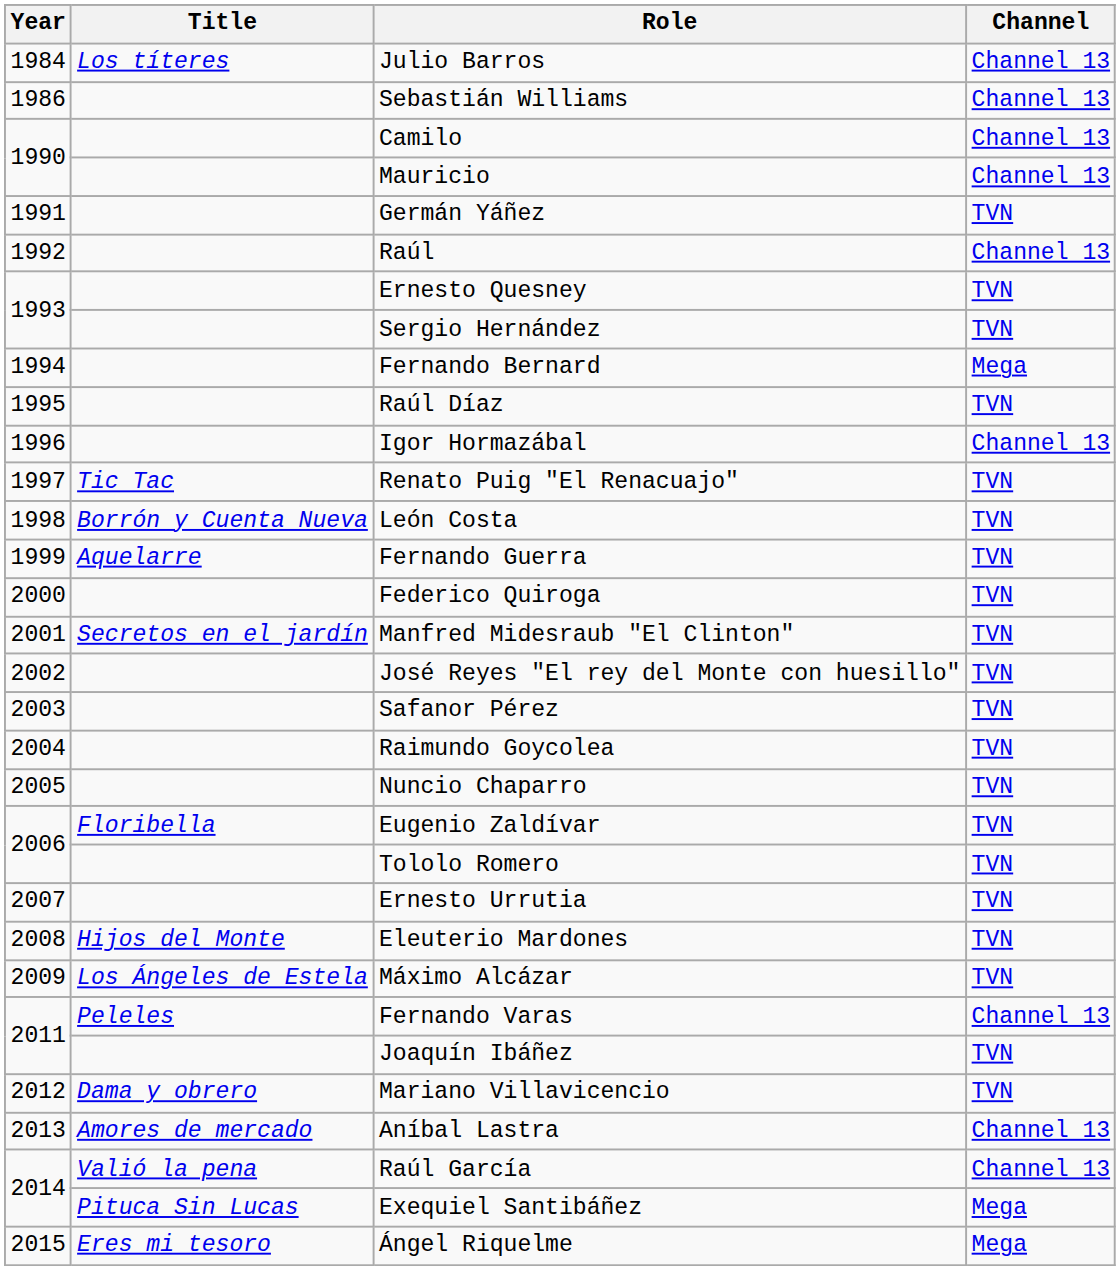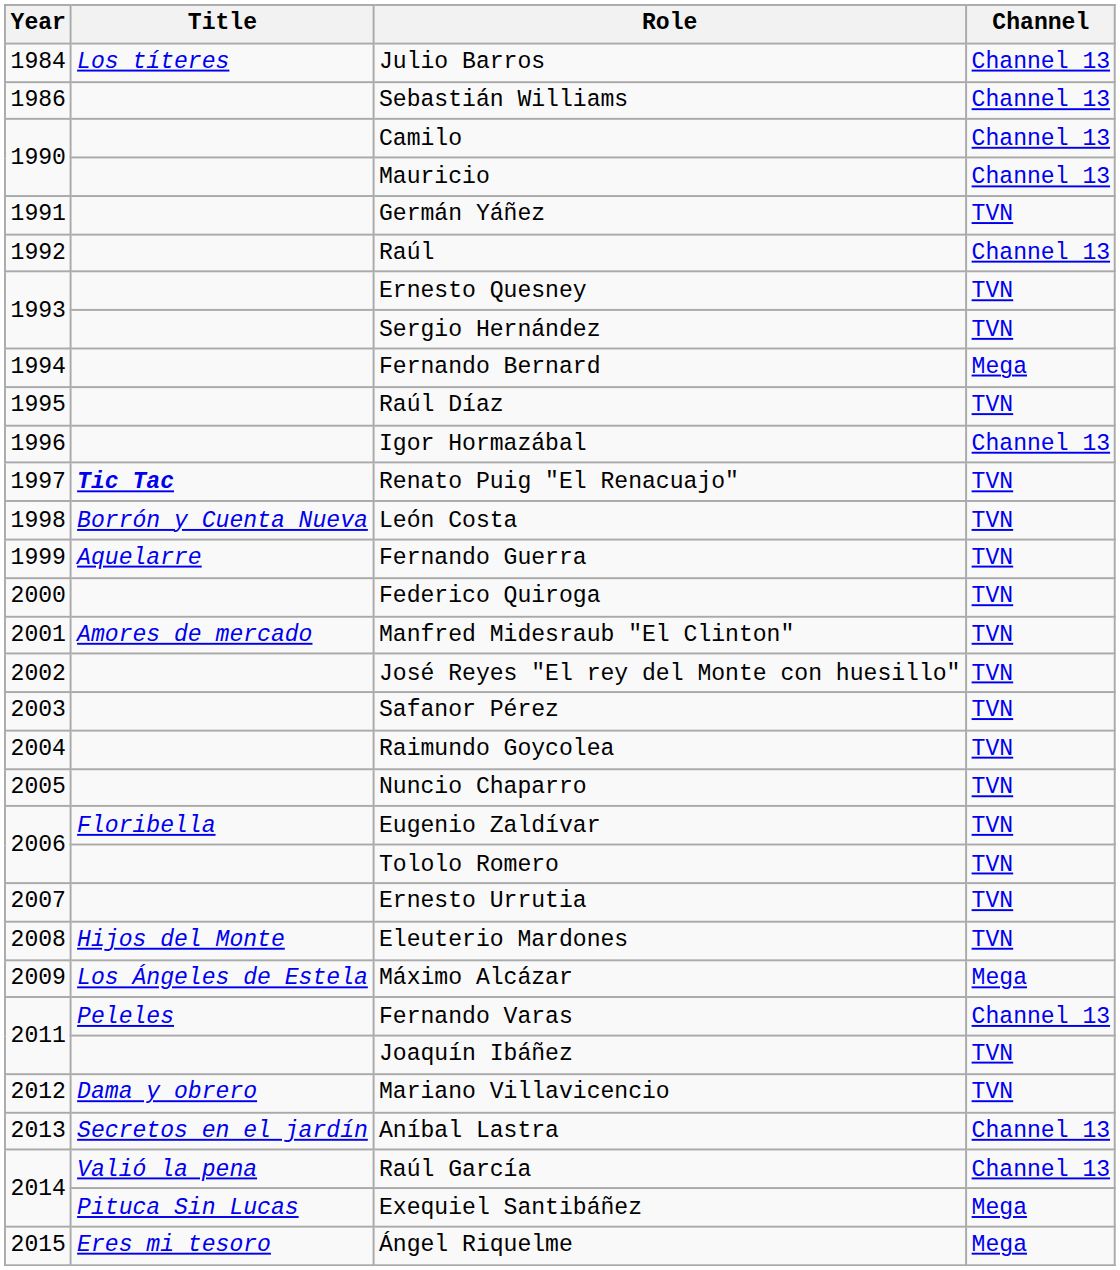(126, 482) normal -> (126, 482) bold
(222, 635) Secretos en el jardín -> (195, 635) Amores de mercado
(992, 978) TVN -> (999, 978) Mega
(195, 1131) Amores de mercado -> (222, 1131) Secretos en el jardín
